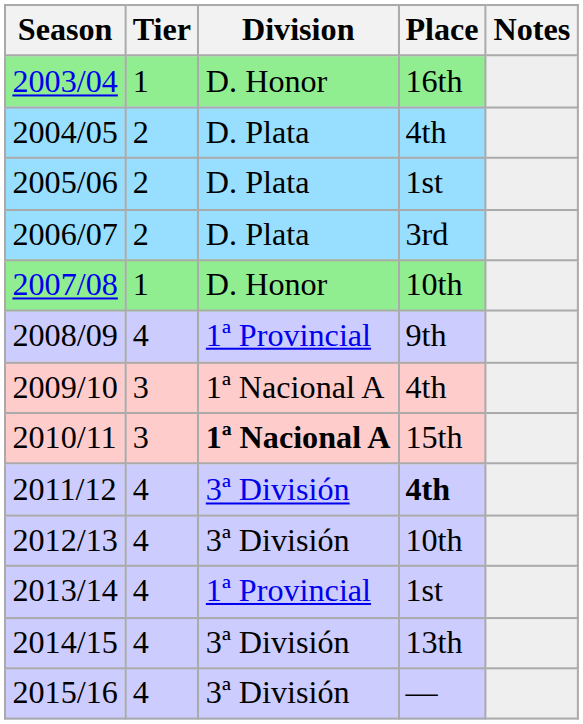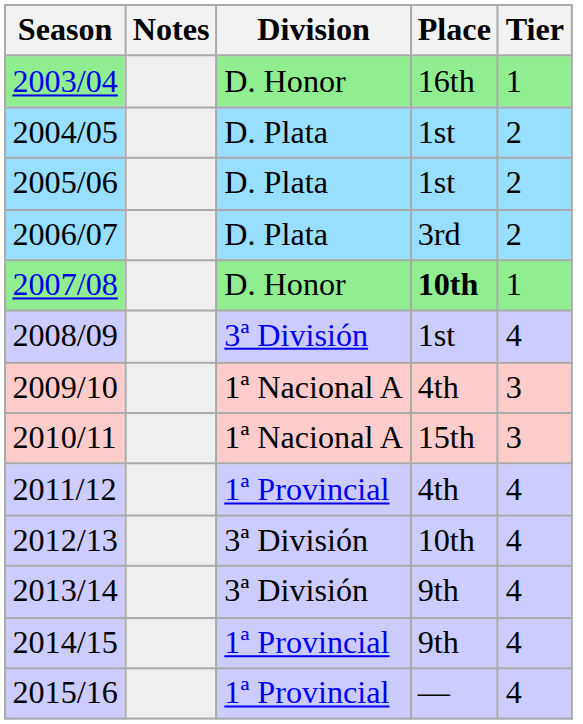columns swapped: (162, 30) <-> (532, 30)
(426, 132) 4th -> (436, 132) 1st
(434, 285) normal -> (448, 285) bold
(288, 336) 1ª Provincial -> (296, 336) 3ª División
(426, 336) 9th -> (436, 336) 1st
(298, 438) bold -> (314, 438) normal
(278, 489) 3ª División -> (307, 489) 1ª Provincial
(428, 489) bold -> (438, 489) normal
(288, 591) 1ª Provincial -> (296, 591) 3ª División
(424, 591) 1st -> (438, 591) 9th
(278, 642) 3ª División -> (307, 642) 1ª Provincial
(434, 642) 13th -> (438, 642) 9th
(278, 693) 3ª División -> (307, 693) 1ª Provincial
